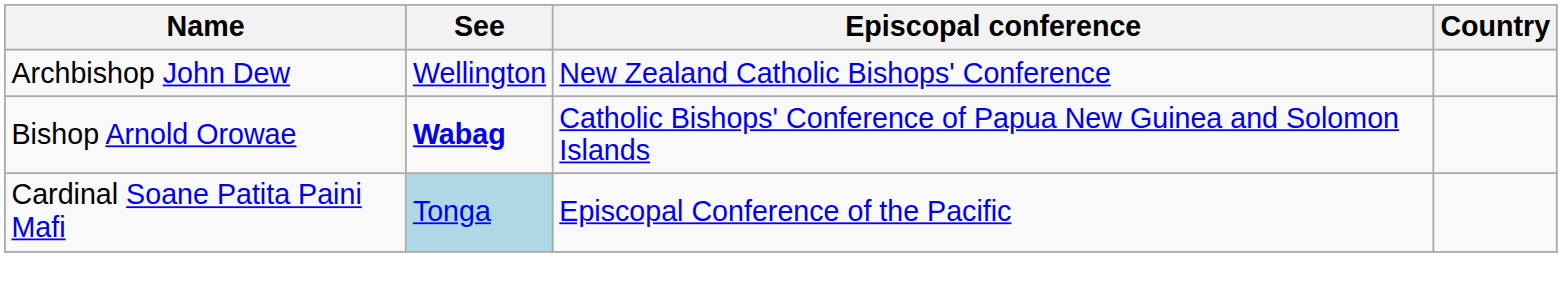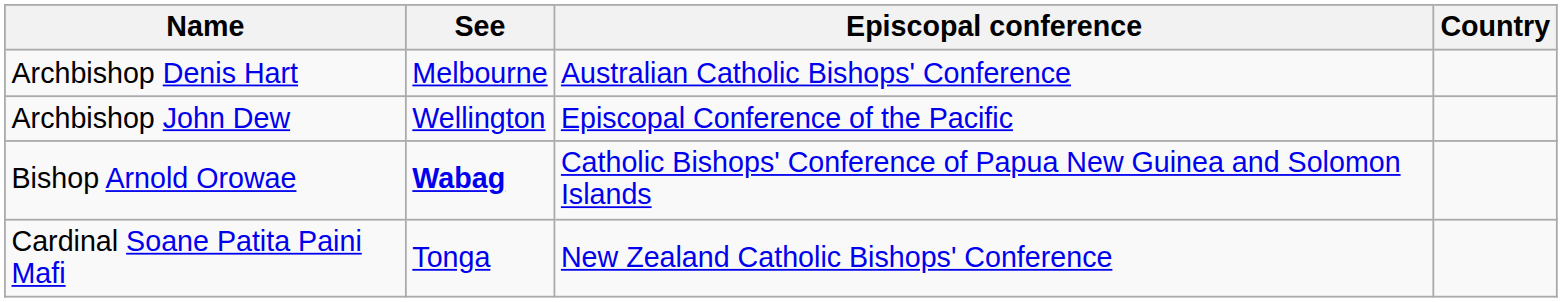+ row: (155, 72)
(835, 72) New Zealand Catholic Bishops' Conference -> (787, 118) Episcopal Conference of the Pacific
(452, 211) lightblue background -> (451, 257) no background
(785, 211) Episcopal Conference of the Pacific -> (837, 257) New Zealand Catholic Bishops' Conference
